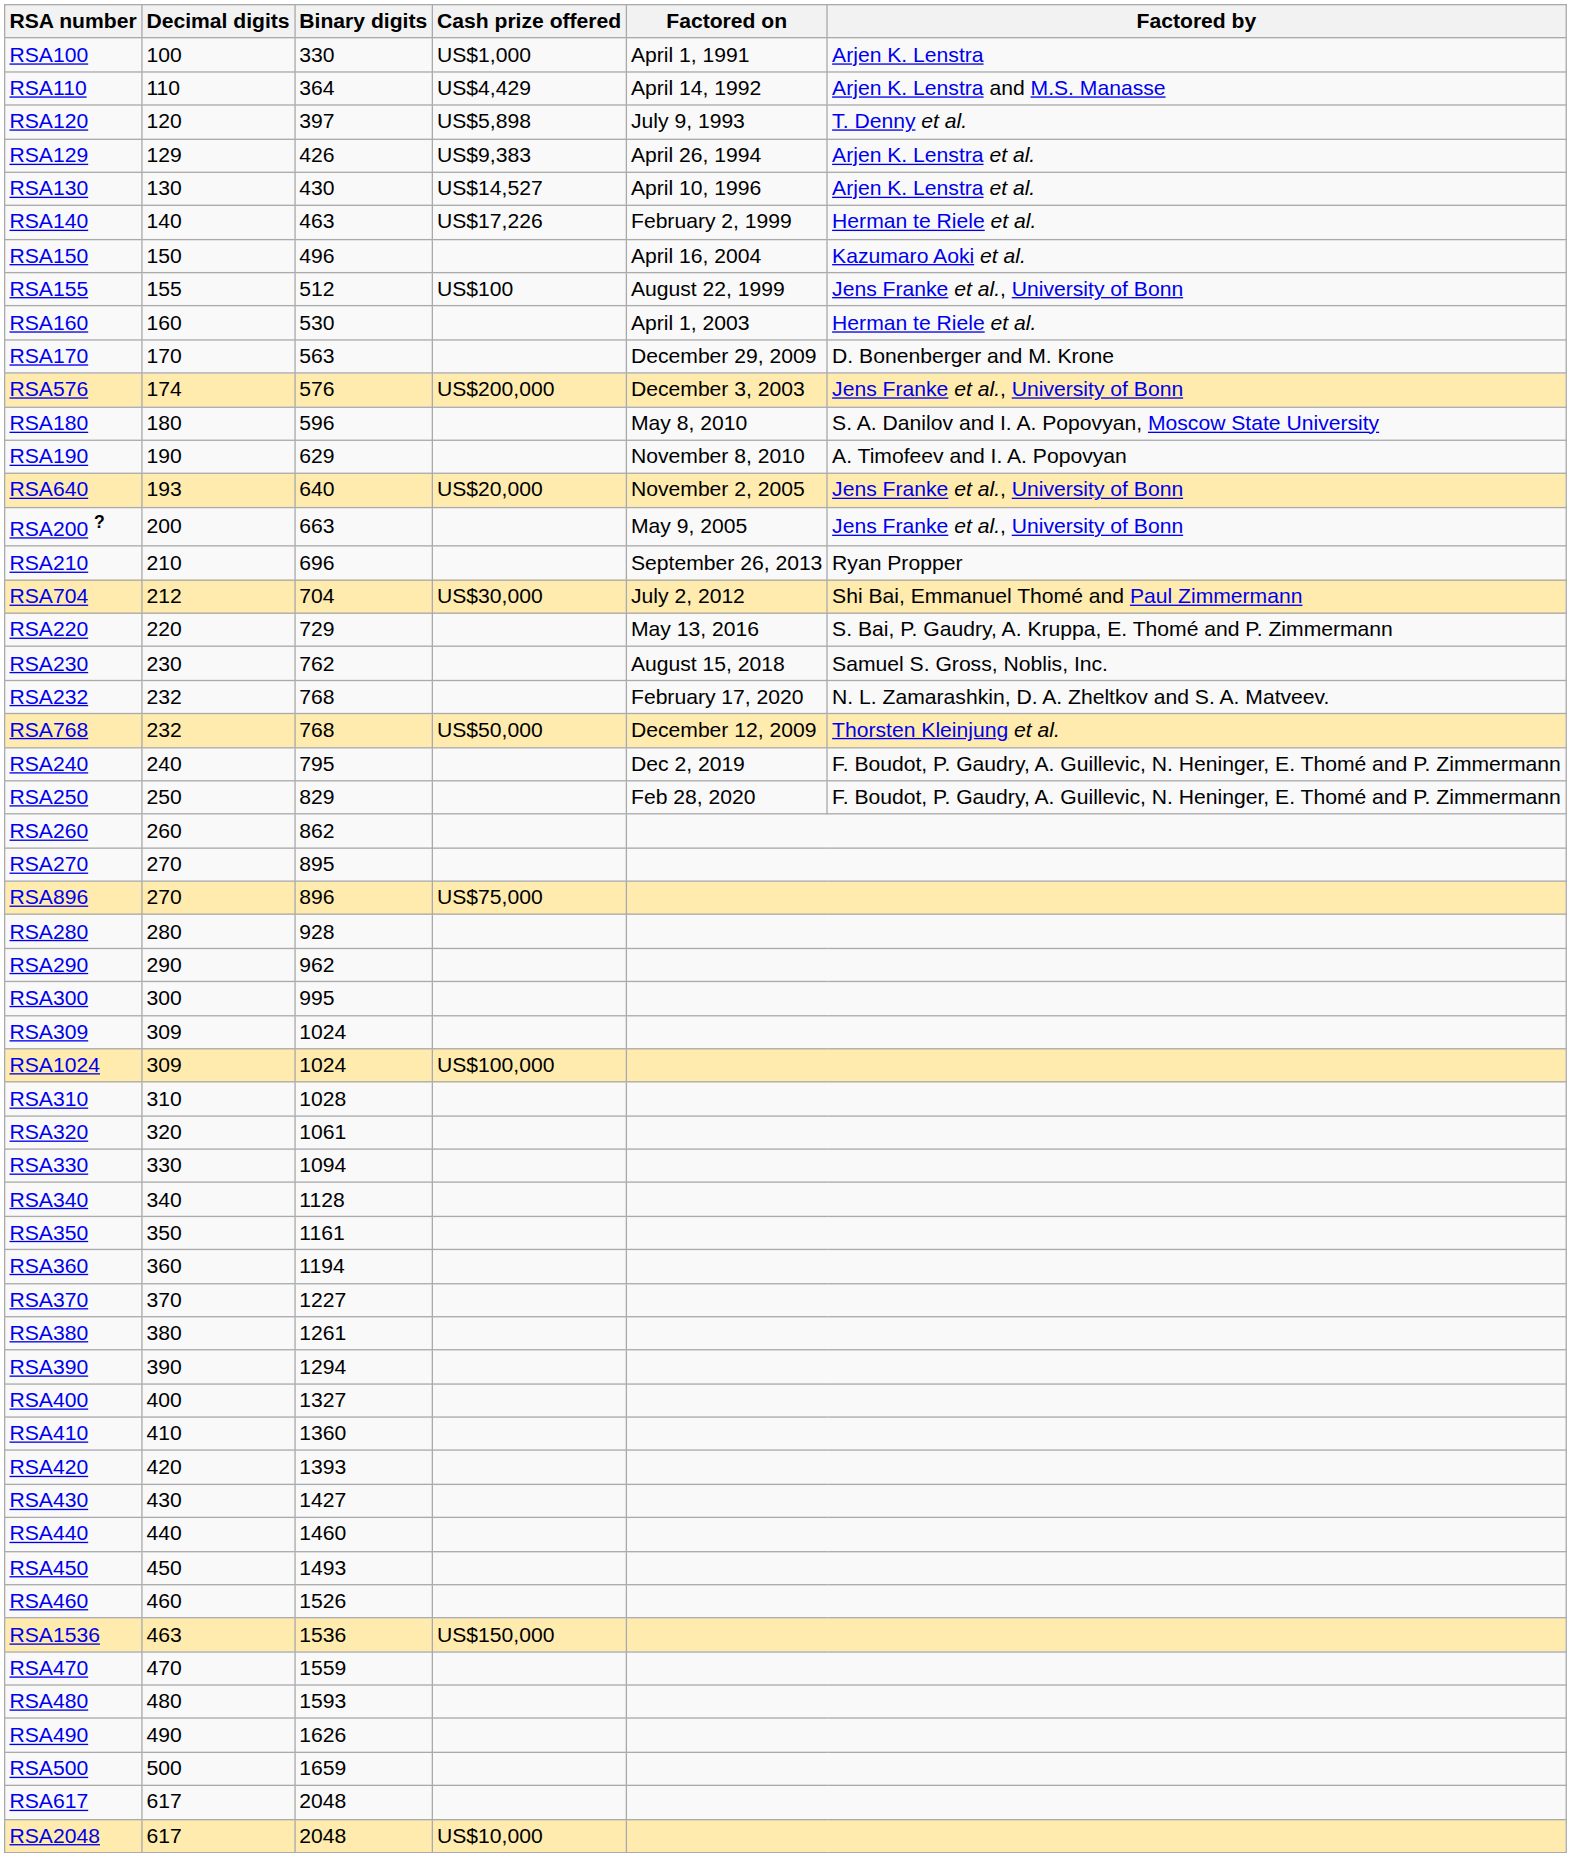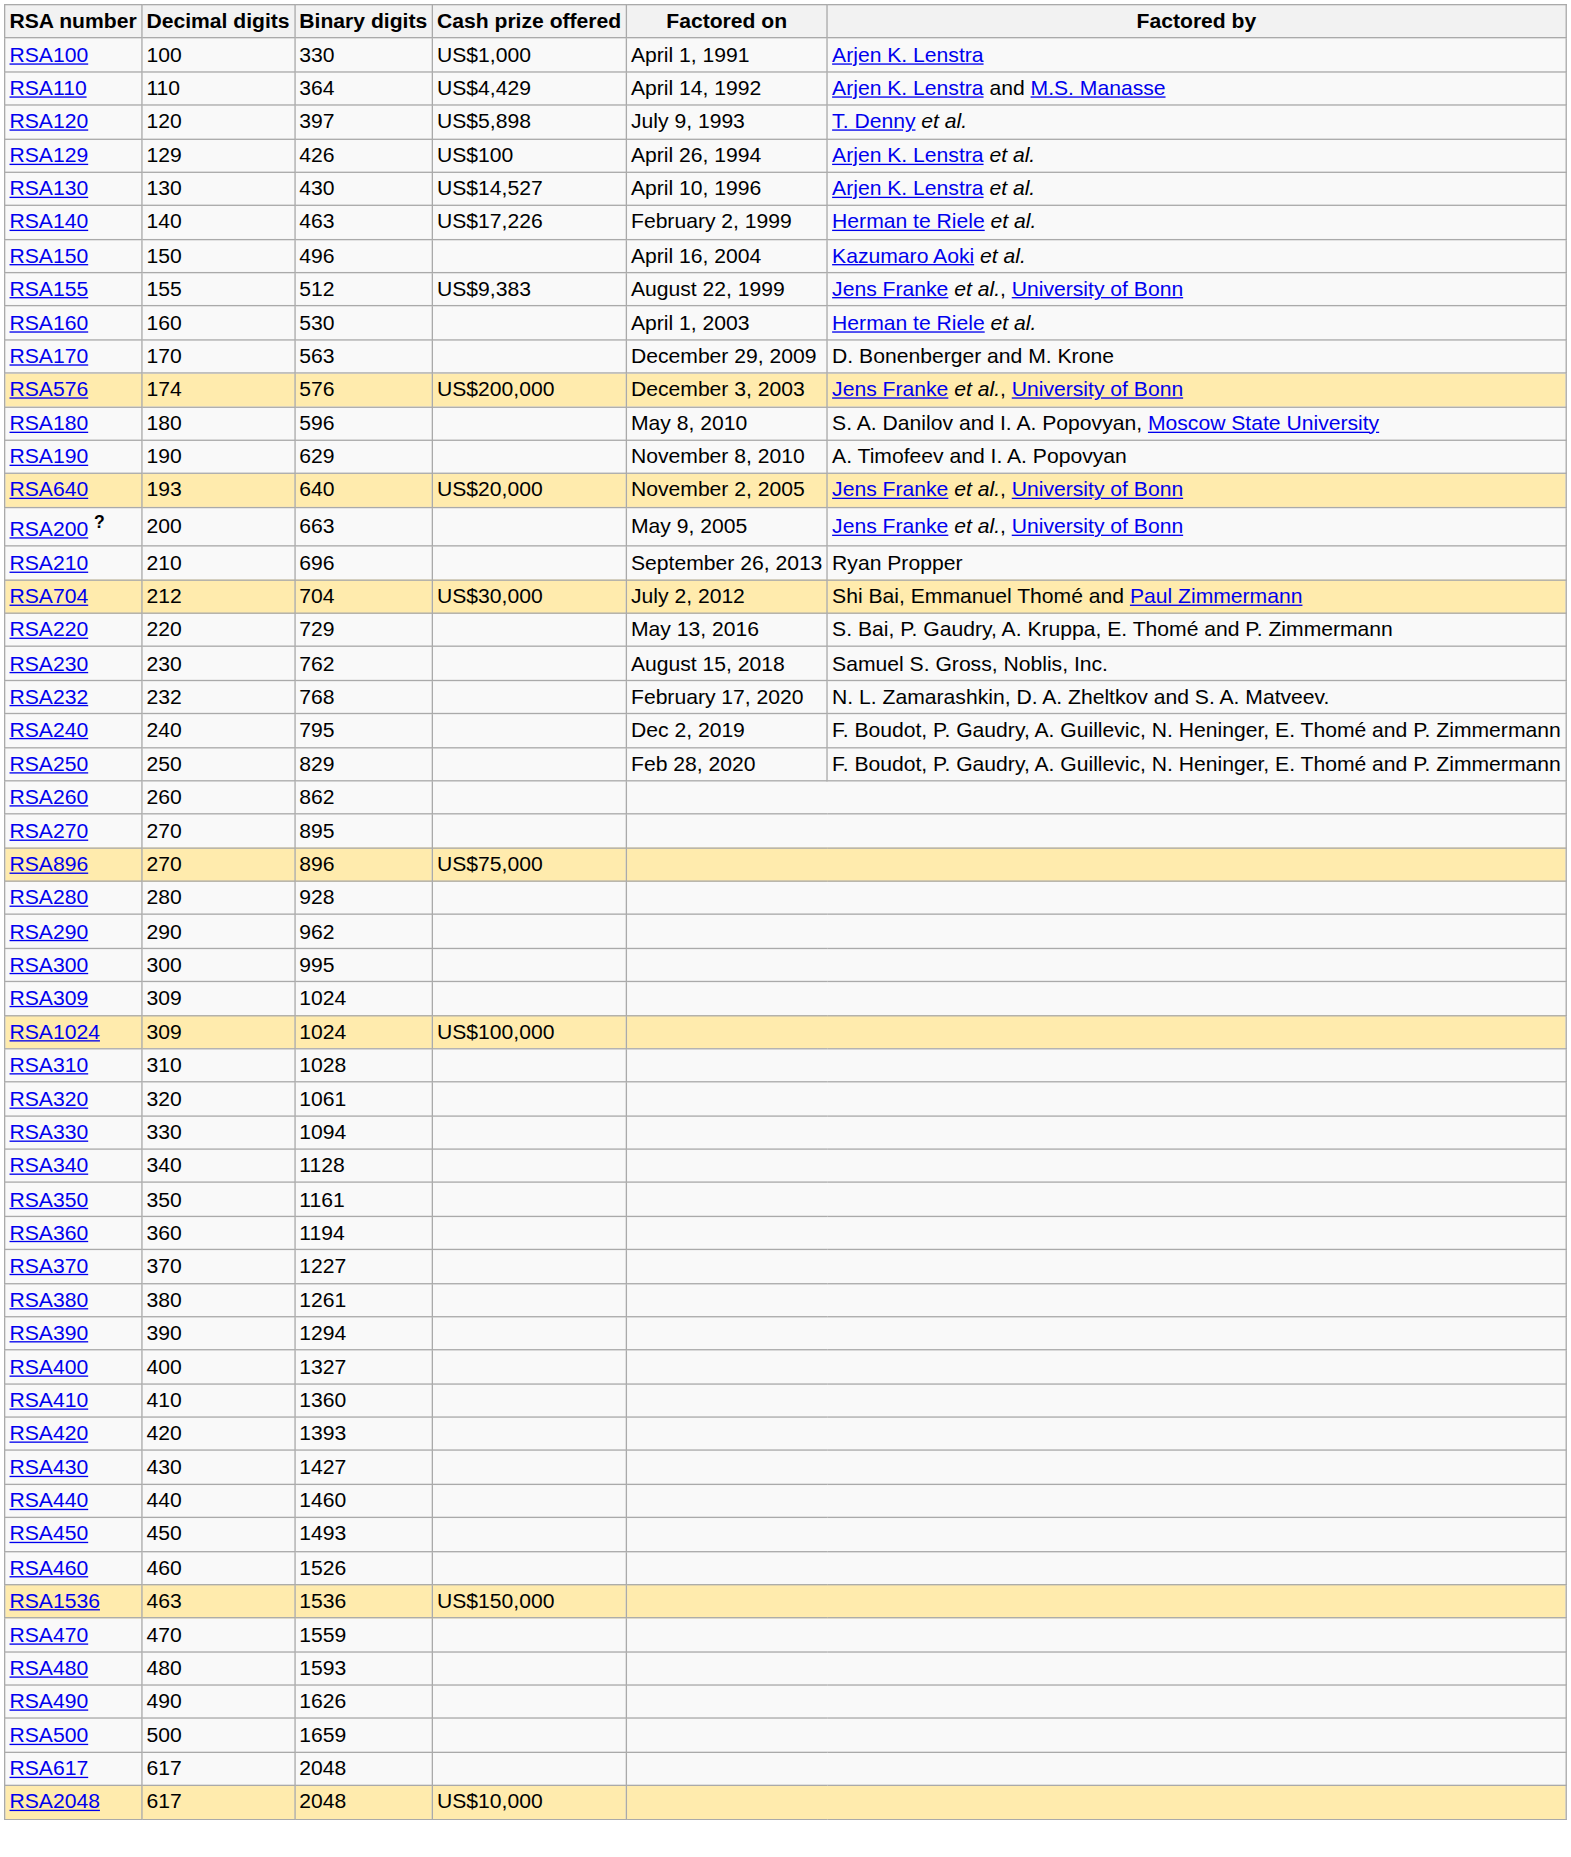(484, 155) US$9,383 -> (475, 155) US$100
(475, 289) US$100 -> (484, 289) US$9,383
- row: (49, 730)
